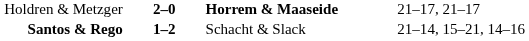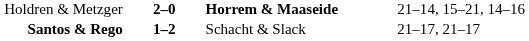(439, 9) 21–17, 21–17 -> (461, 9) 21–14, 15–21, 14–16
(461, 29) 21–14, 15–21, 14–16 -> (439, 29) 21–17, 21–17
